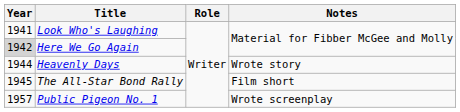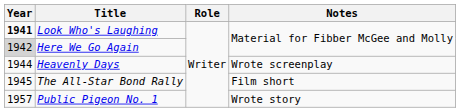(20, 30) normal -> (20, 30) bold
(266, 64) Wrote story -> (282, 64) Wrote screenplay
(282, 99) Wrote screenplay -> (266, 99) Wrote story
